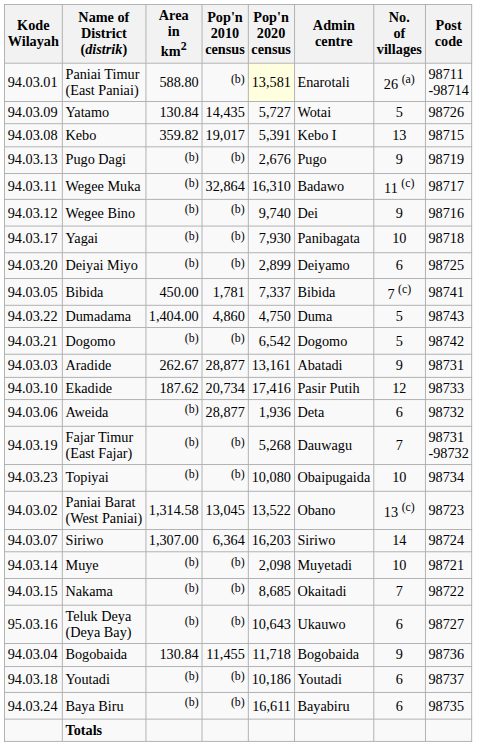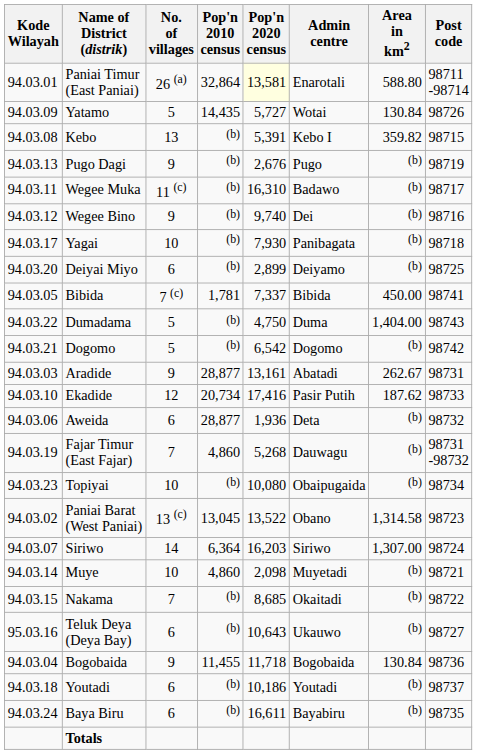columns swapped: (174, 33) <-> (399, 33)
(238, 79) (b) -> (220, 82) 32,864
(225, 135) 19,017 -> (233, 134) (b)
(225, 186) 32,864 -> (233, 187) (b)
(229, 316) 4,860 -> (233, 319) (b)
(238, 442) (b) -> (224, 452) 4,860
(238, 562) (b) -> (224, 573) 4,860
